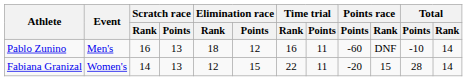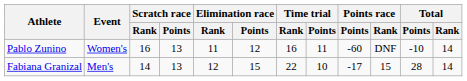(100, 49) Men's -> (107, 49) Women's
(213, 49) 18 -> (213, 49) 11
(107, 67) Women's -> (100, 67) Men's
(322, 67) 11 -> (322, 67) 10
(355, 67) -20 -> (355, 67) -17
